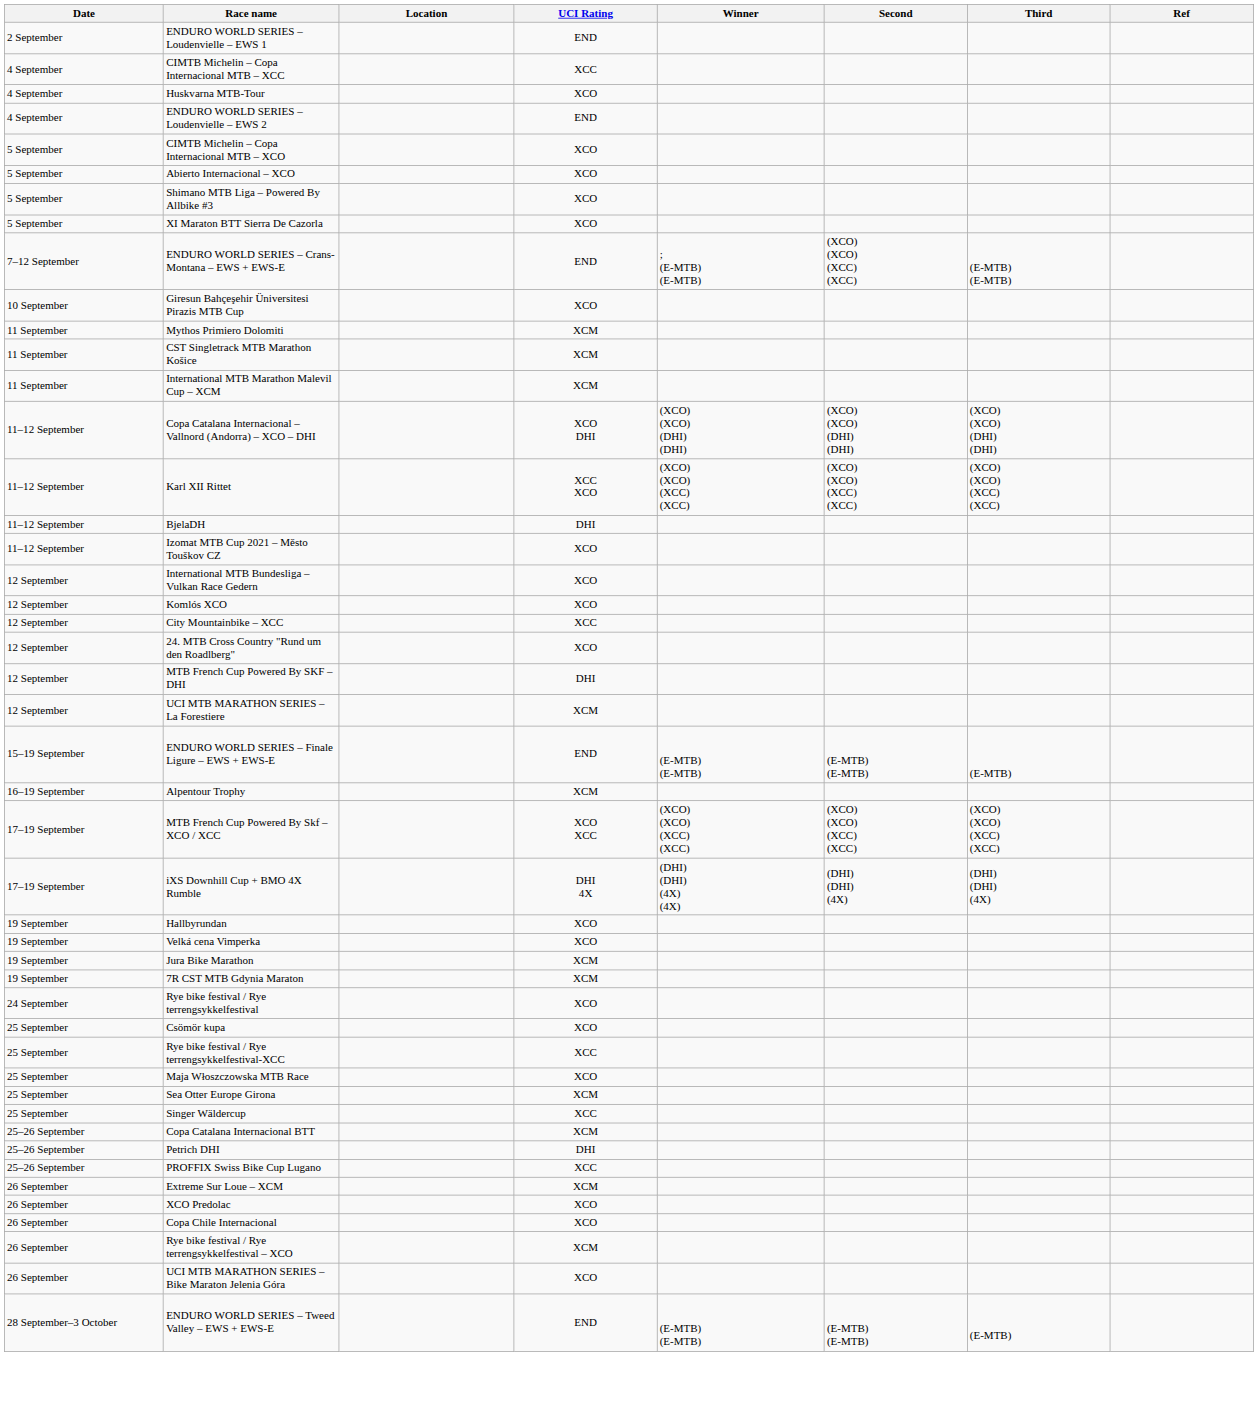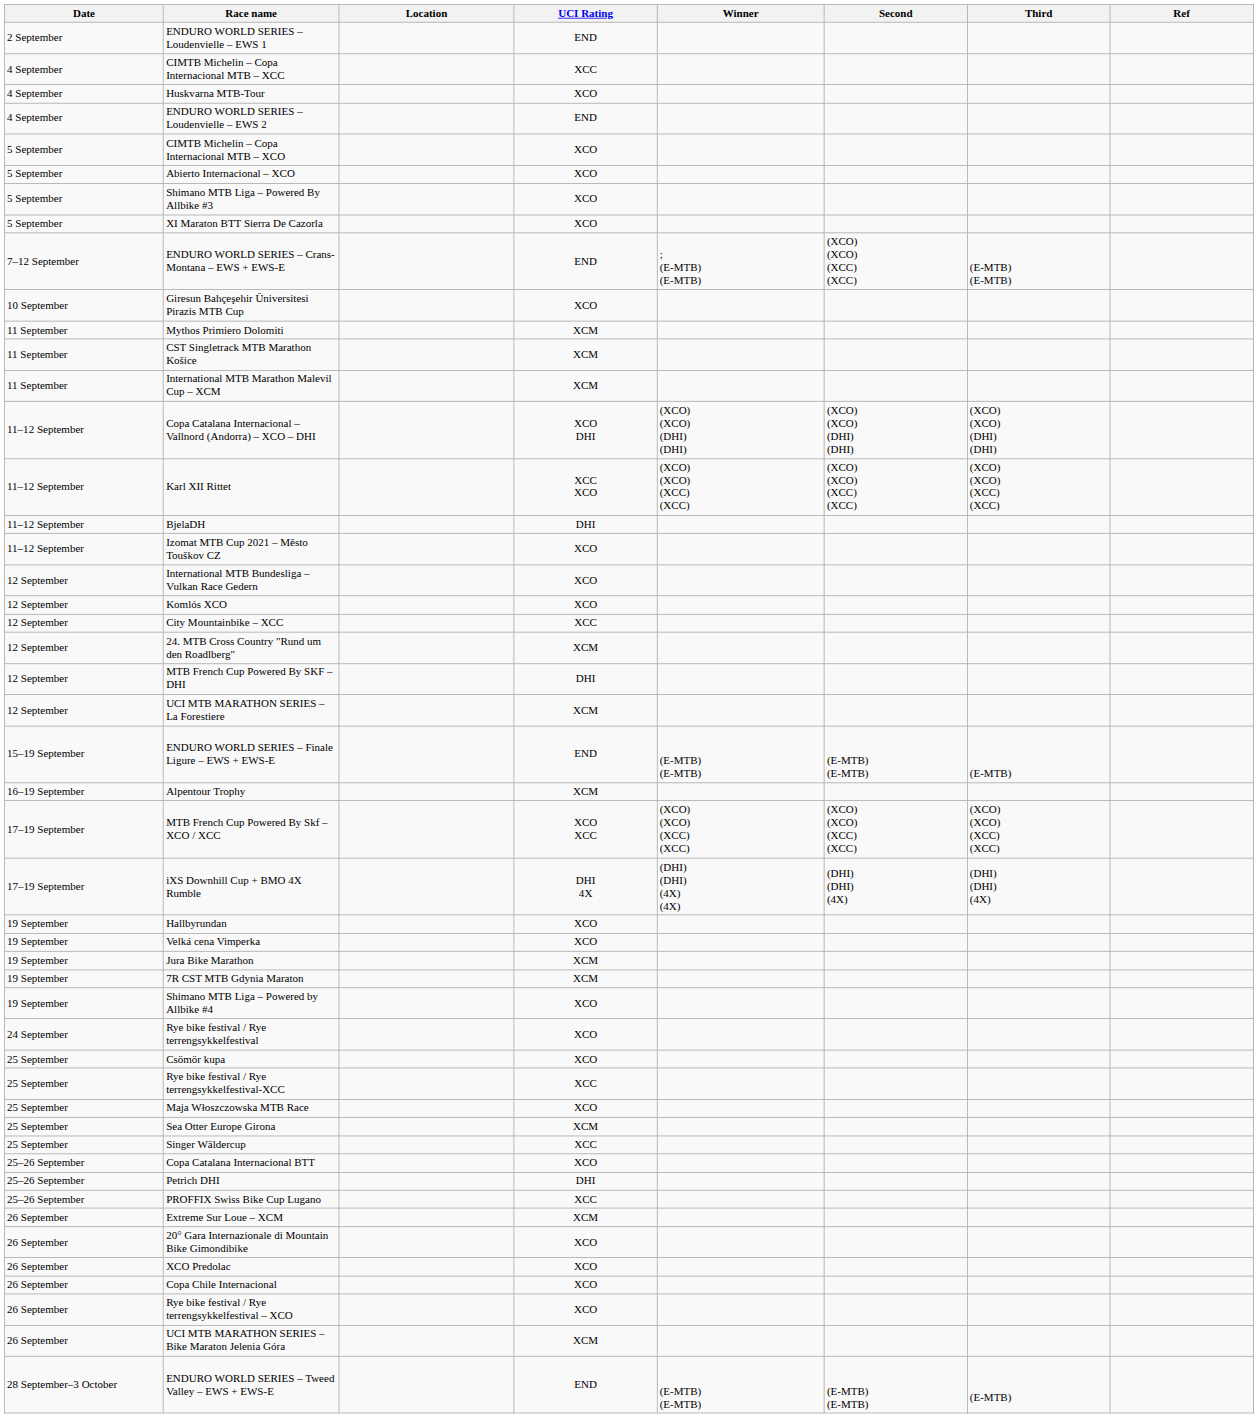(586, 647) XCO -> (586, 647) XCM
+ row: (242, 1003)
(586, 1131) XCM -> (586, 1162) XCO
+ row: (247, 1241)
(586, 1247) XCM -> (586, 1309) XCO
(586, 1278) XCO -> (586, 1340) XCM
